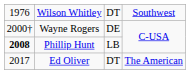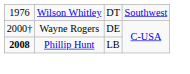- row: (69, 61)
